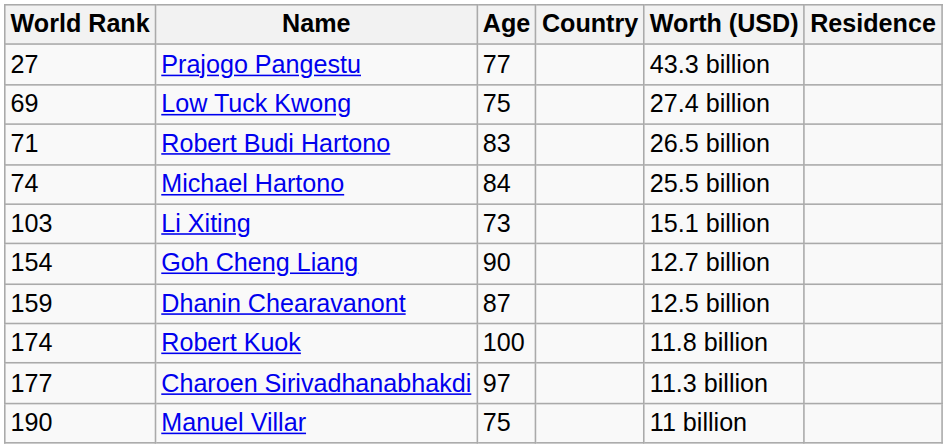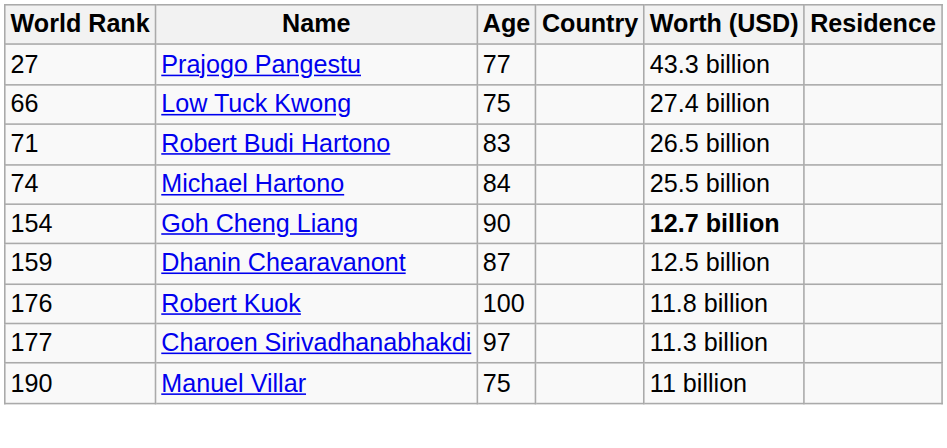(25, 104) 69 -> (25, 104) 66
- row: (206, 223)
(710, 263) normal -> (715, 223) bold
(32, 343) 174 -> (32, 303) 176
